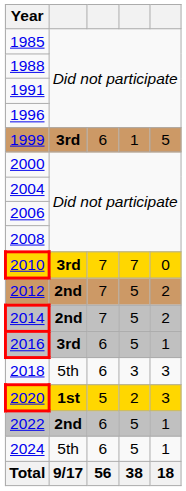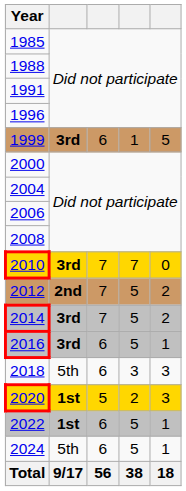(69, 317) 2nd -> (69, 317) 3rd
(68, 423) 2nd -> (68, 423) 1st
